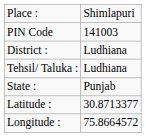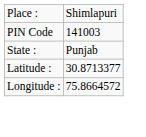- row: (27, 50)
- row: (43, 68)
